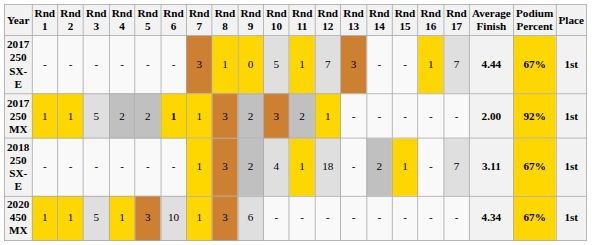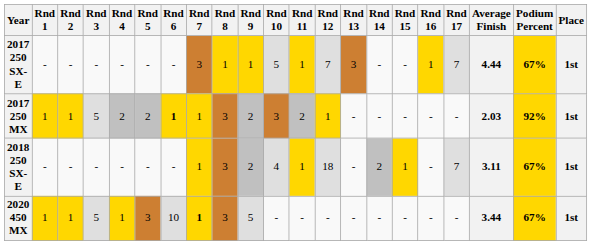(251, 64) 0 -> (251, 64) 1
(491, 115) 2.00 -> (491, 115) 2.03
(199, 218) normal -> (199, 218) bold
(251, 218) 6 -> (251, 218) 5
(491, 218) 4.34 -> (491, 218) 3.44
